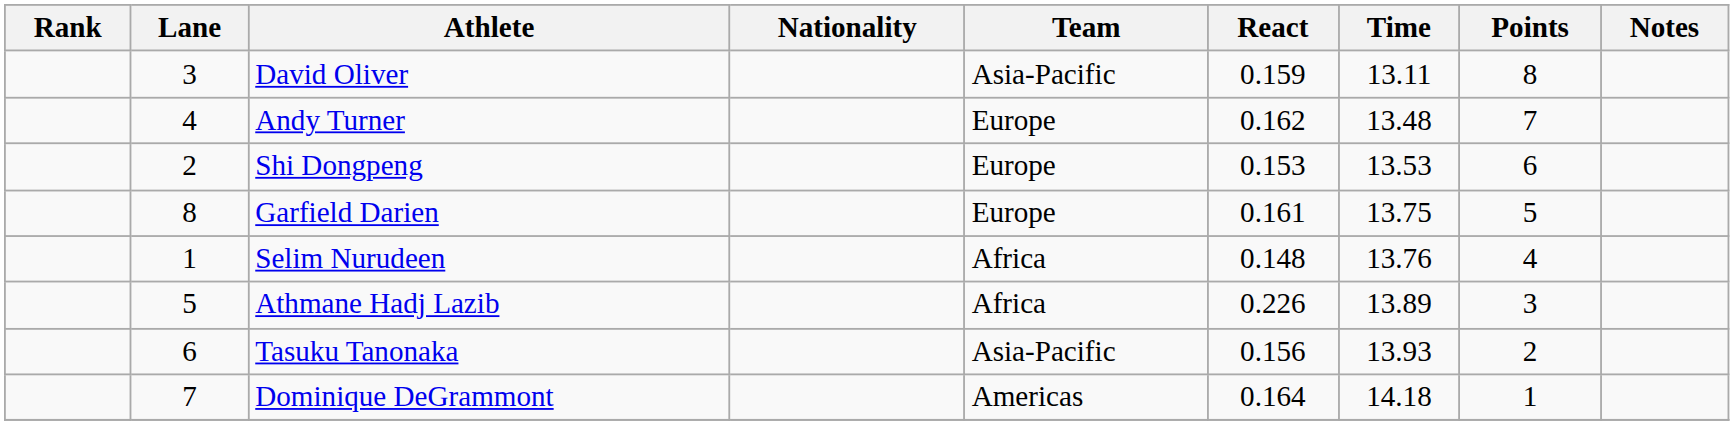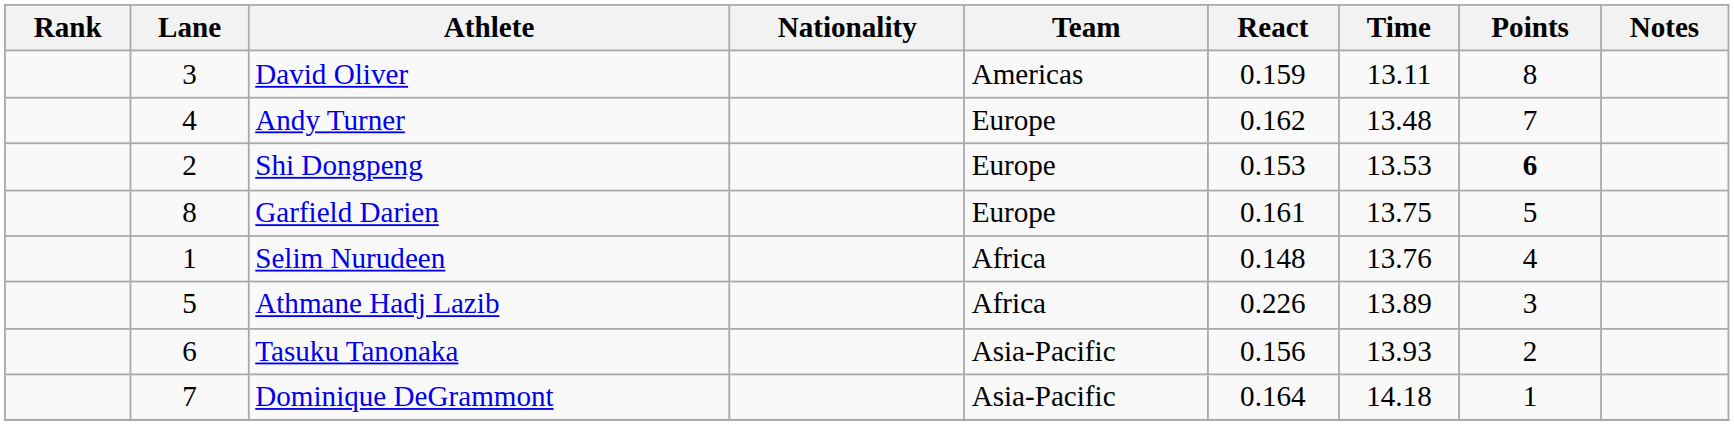(1044, 73) Asia-Pacific -> (1027, 73) Americas
(1530, 166) normal -> (1530, 166) bold
(1027, 397) Americas -> (1044, 397) Asia-Pacific
